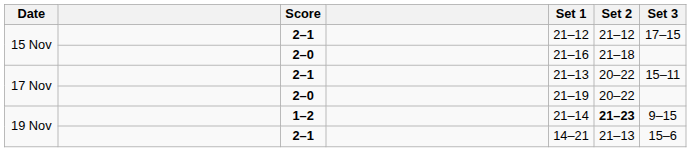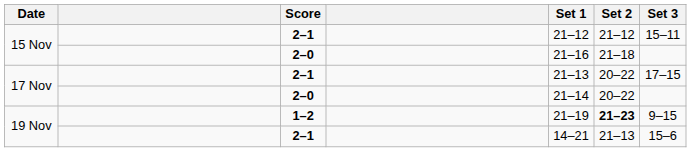(663, 34) 17–15 -> (663, 34) 15–11
(663, 75) 15–11 -> (663, 75) 17–15
(571, 95) 21–19 -> (571, 95) 21–14
(571, 116) 21–14 -> (571, 116) 21–19
